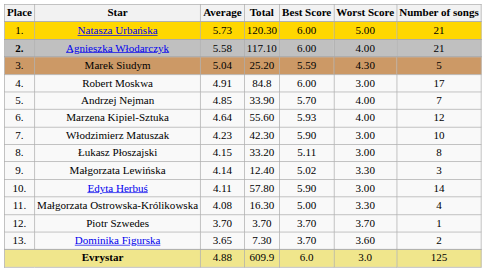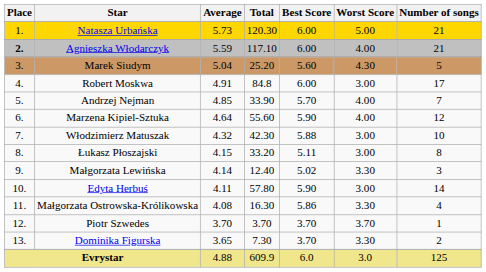(222, 48) 5.58 -> (222, 48) 5.59
(307, 65) 5.59 -> (307, 65) 5.60
(307, 118) 5.93 -> (307, 118) 5.90
(222, 135) 4.23 -> (222, 135) 4.32
(307, 135) 5.90 -> (307, 135) 5.88
(307, 205) 5.00 -> (307, 205) 5.86
(365, 240) 3.60 -> (365, 240) 3.30
